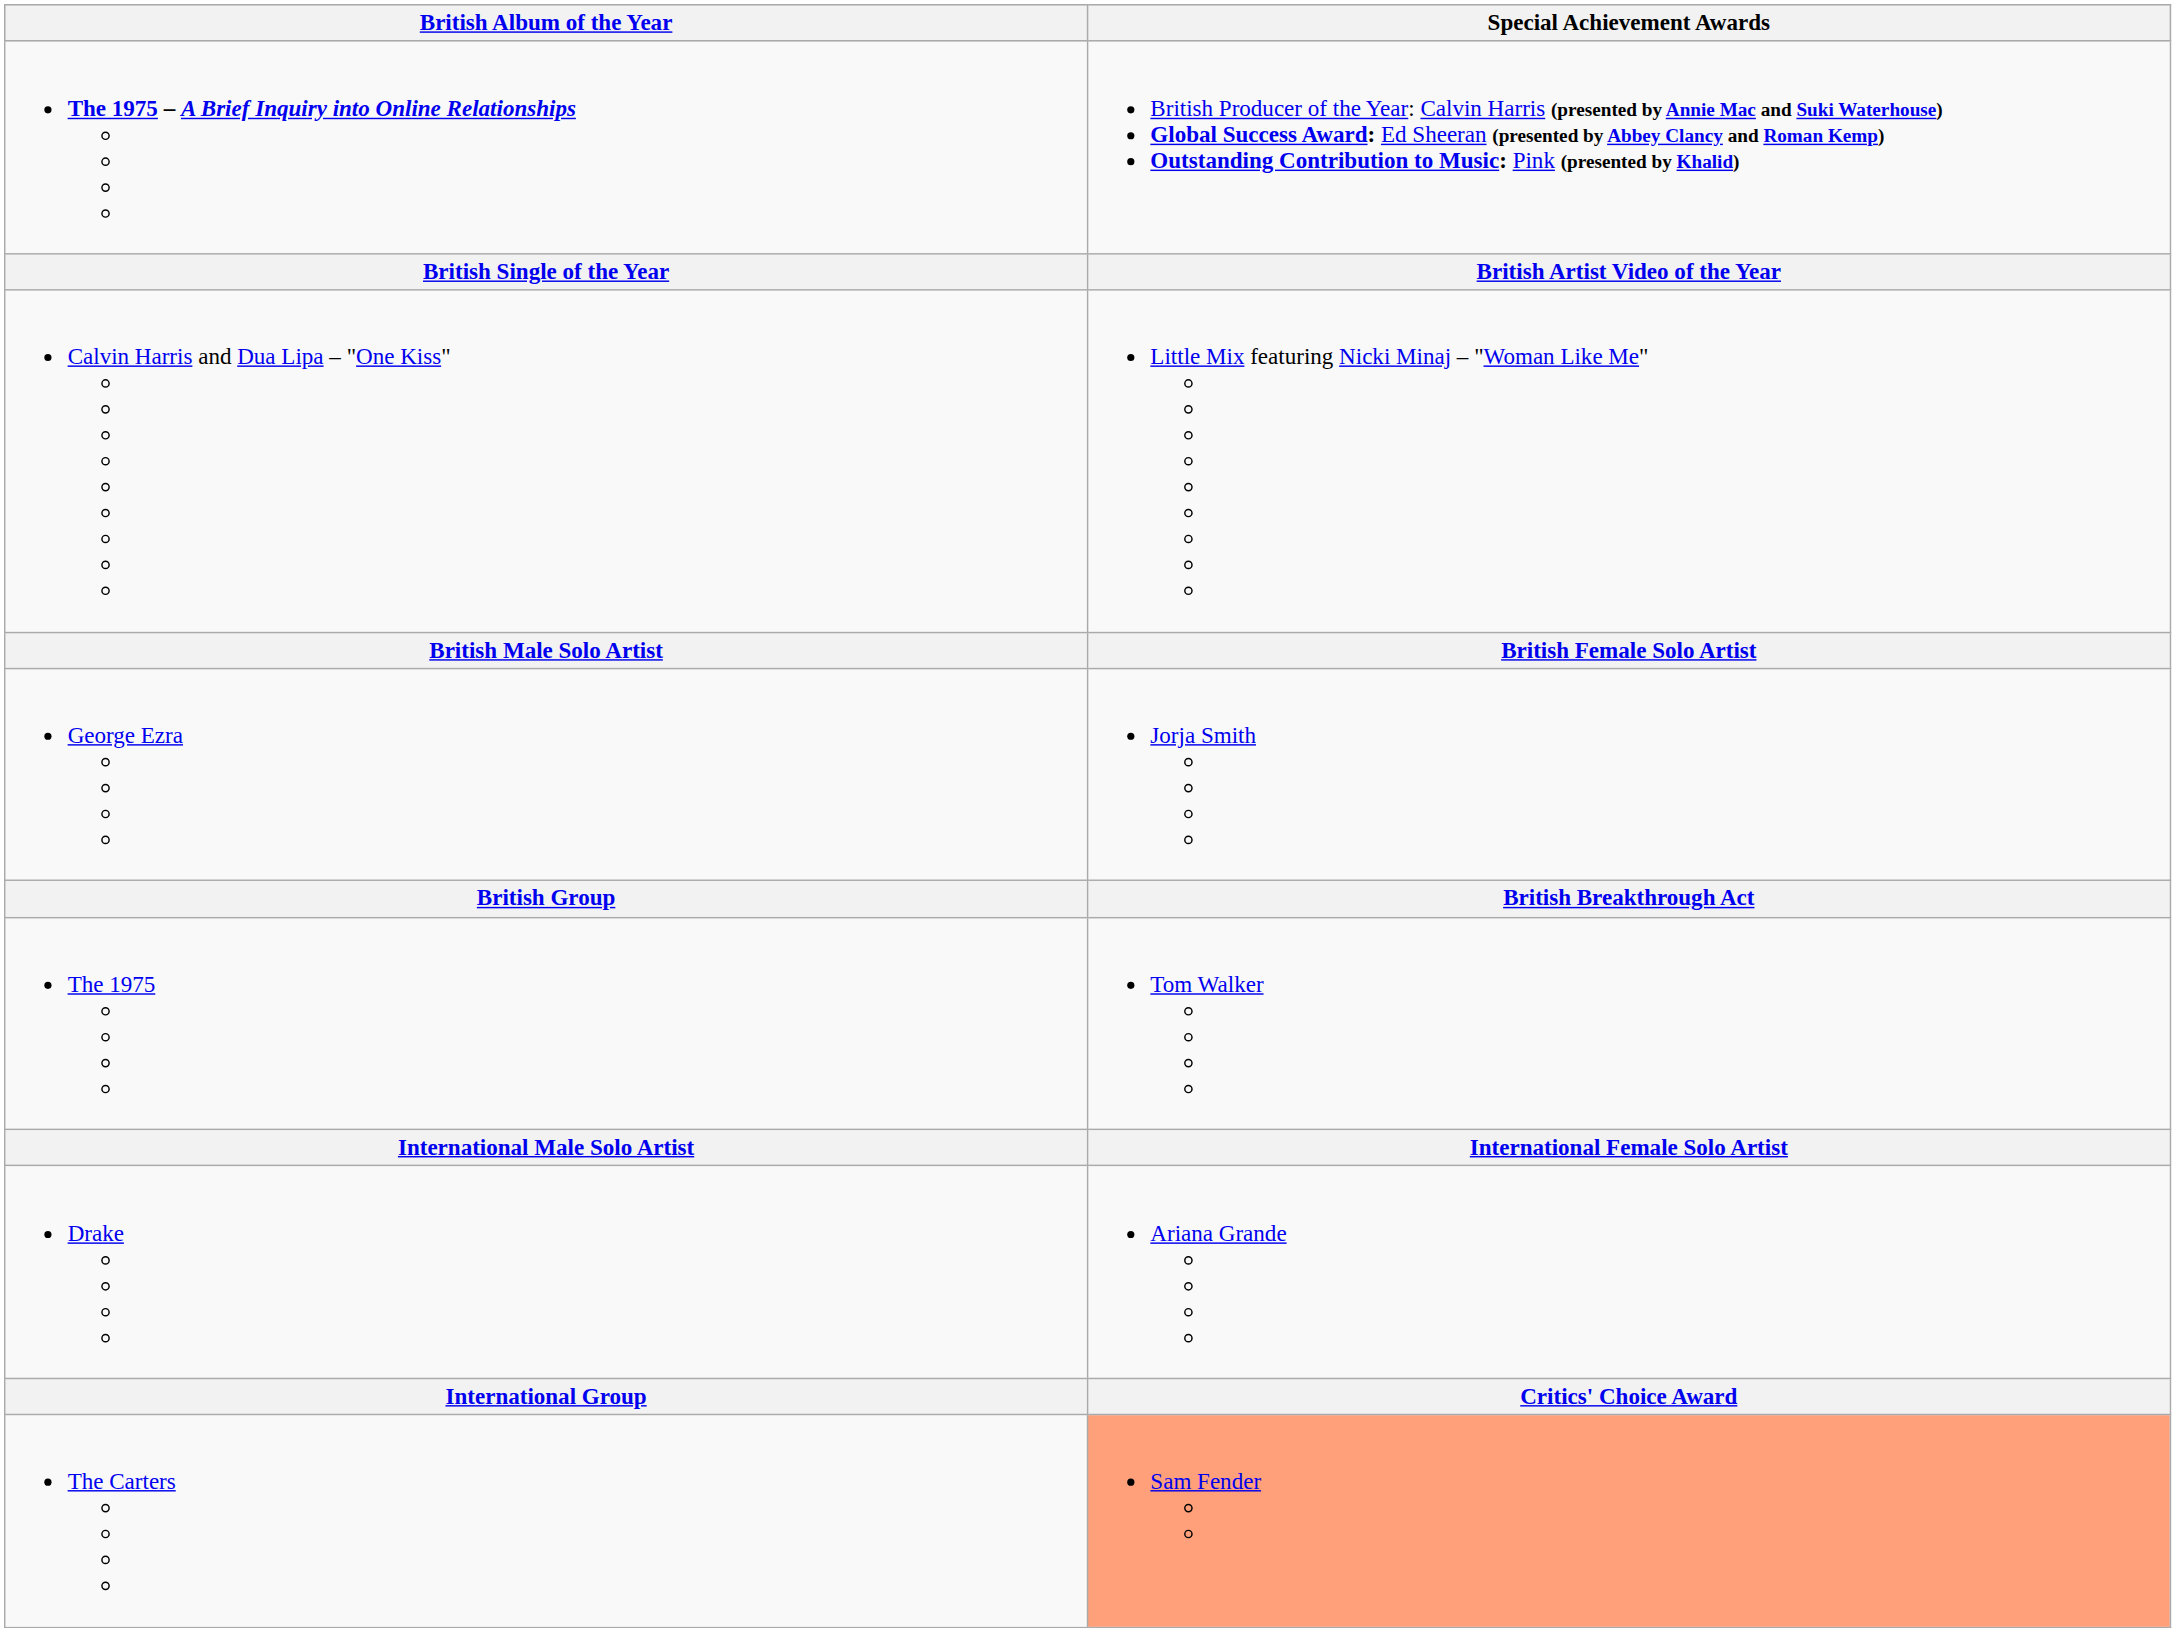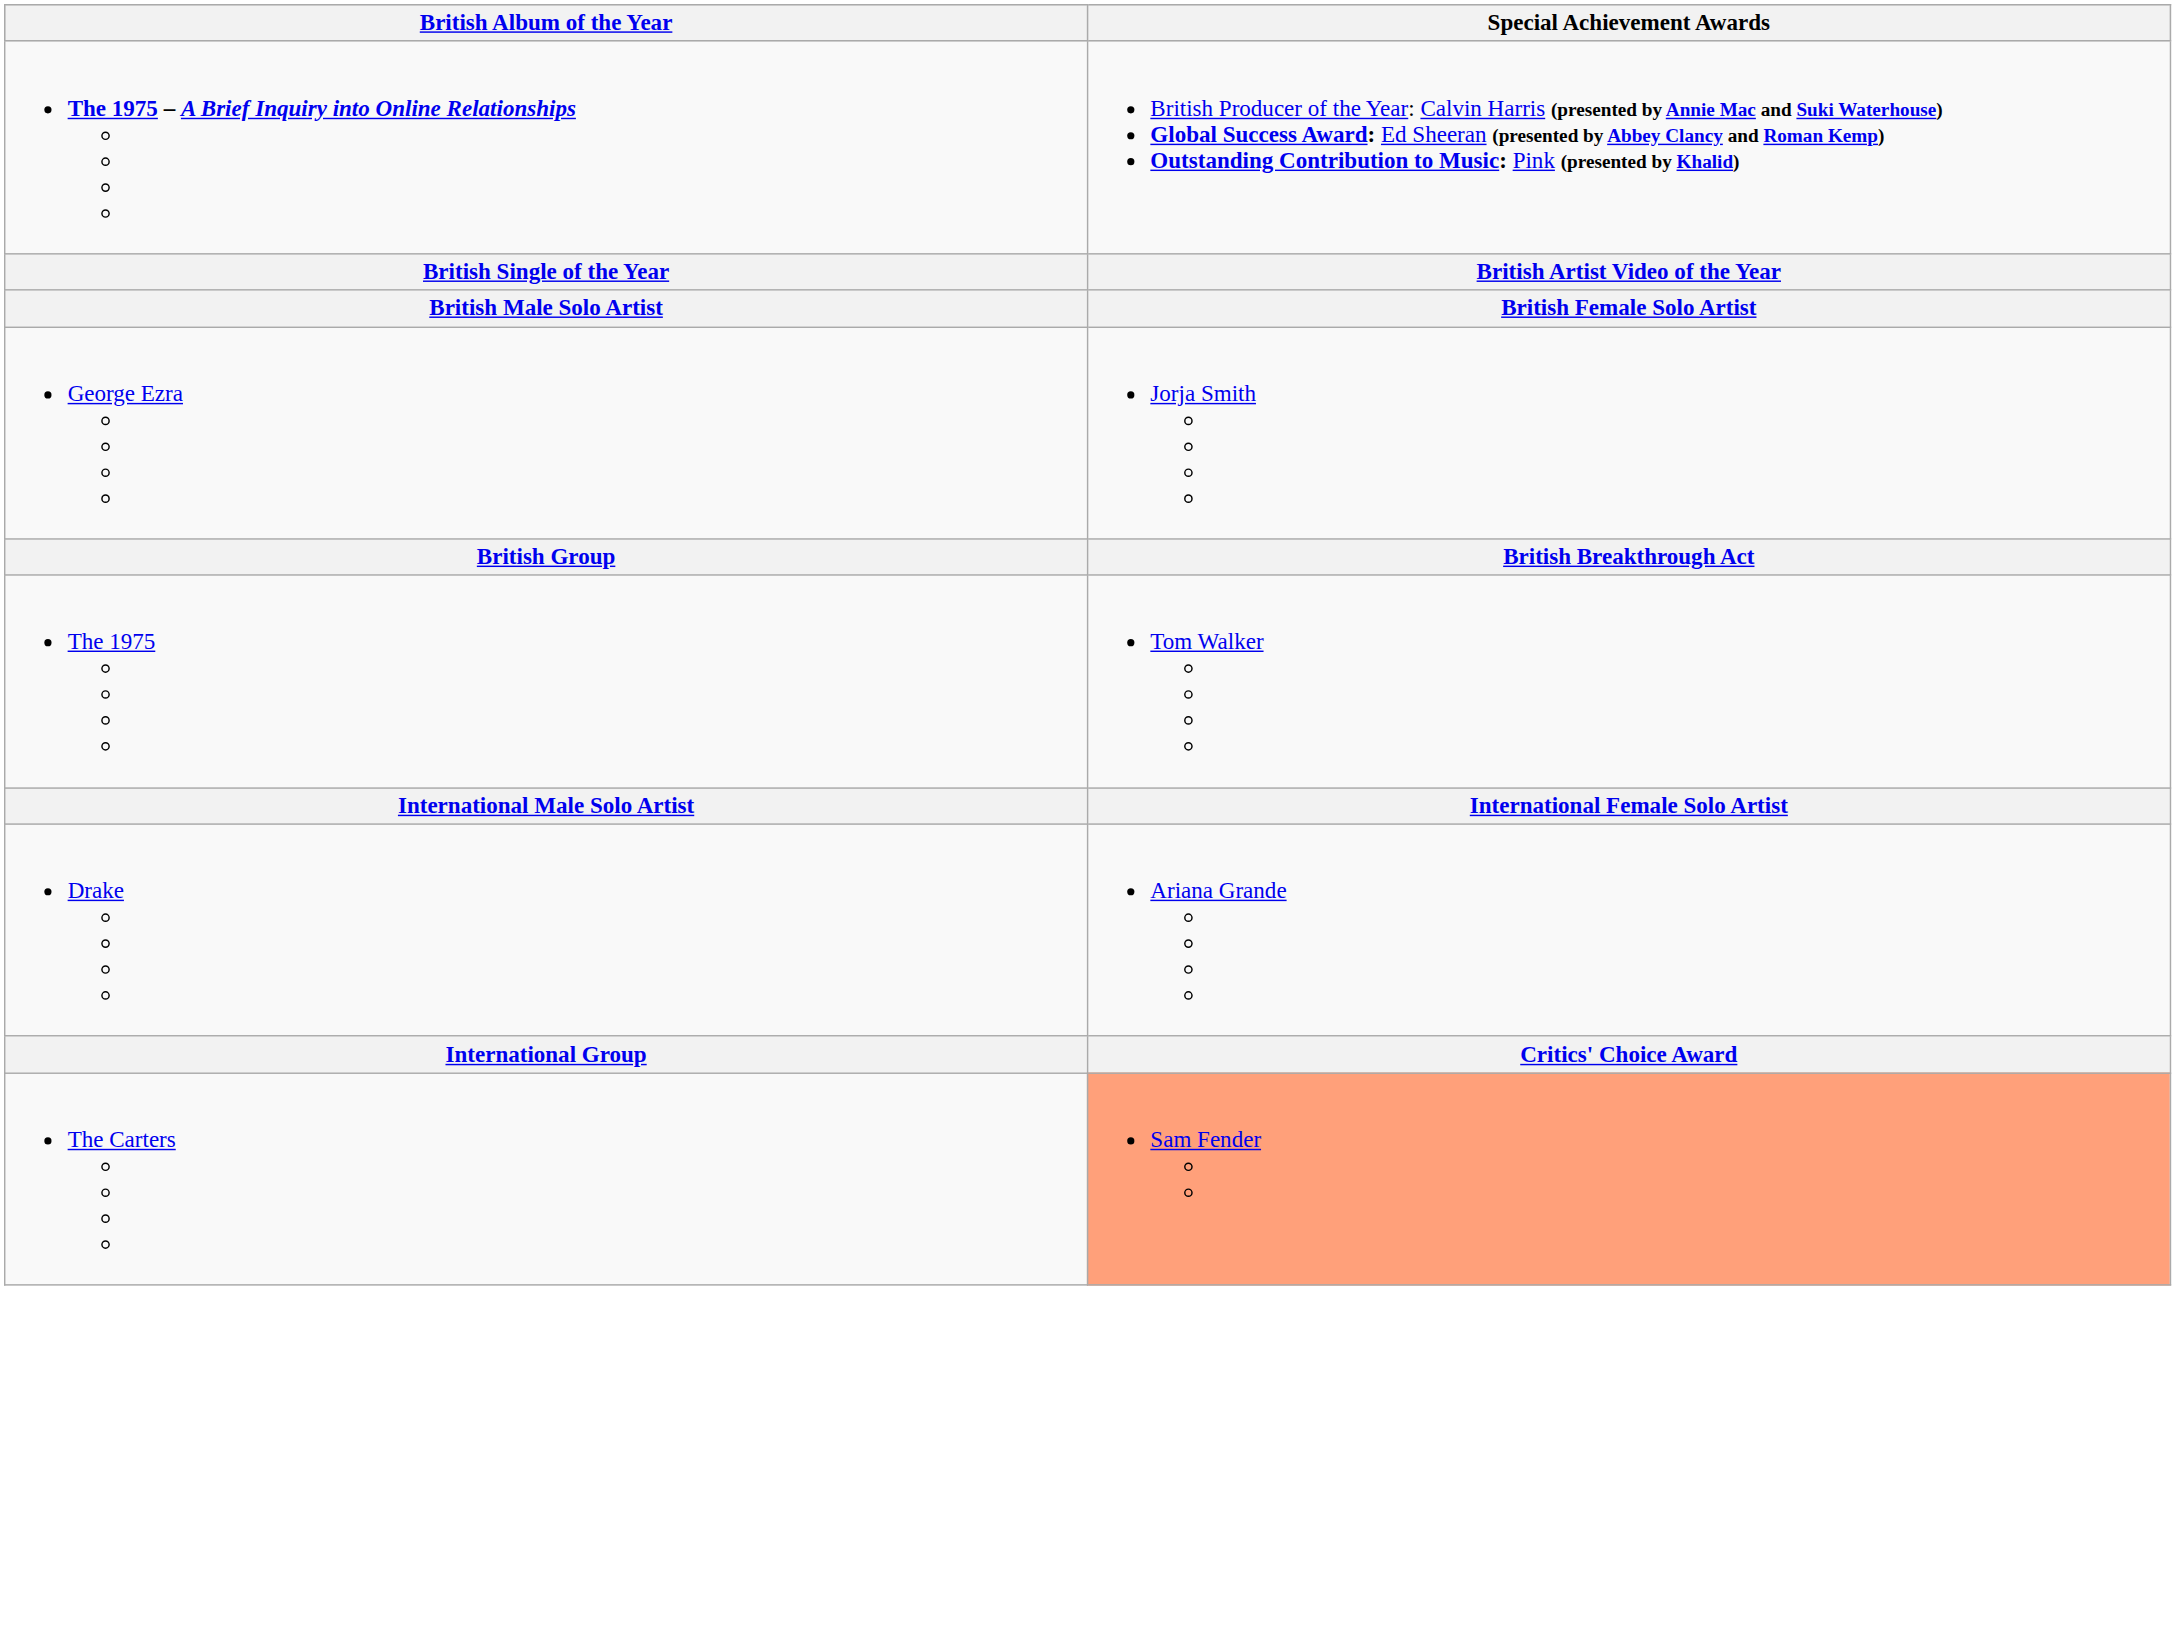- row: (546, 474)
